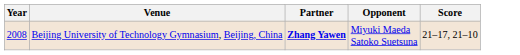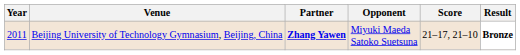+ column: (498, 13)
(17, 35) 2008 -> (17, 35) 2011
